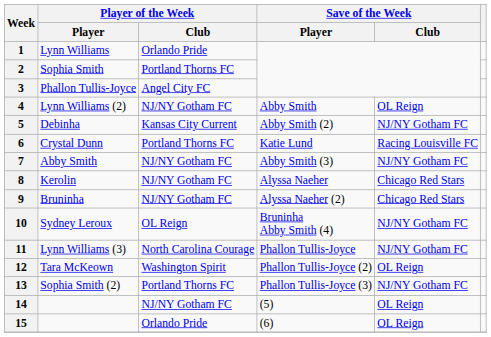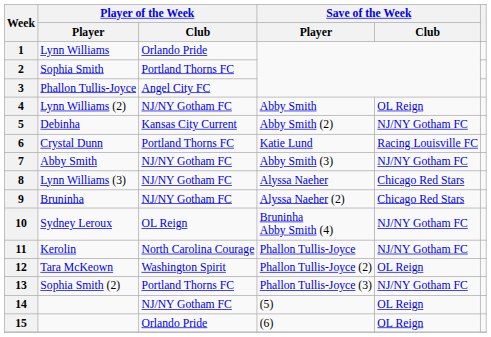(58, 180) Kerolin -> (83, 180) Lynn Williams (3)
(83, 249) Lynn Williams (3) -> (58, 249) Kerolin
